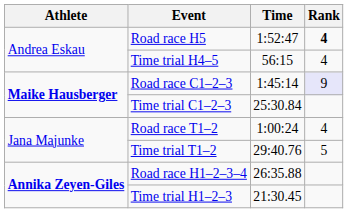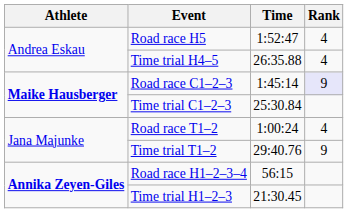(324, 38) bold -> (324, 38) normal
(277, 61) 56:15 -> (277, 61) 26:35.88
(324, 151) 5 -> (324, 151) 9
(277, 174) 26:35.88 -> (277, 174) 56:15
